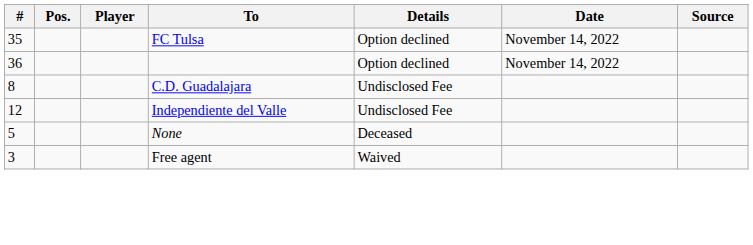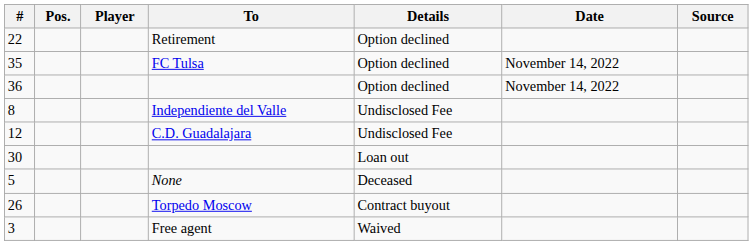+ row: (15, 40)
(202, 87) C.D. Guadalajara -> (219, 110) Independiente del Valle
(219, 110) Independiente del Valle -> (202, 134) C.D. Guadalajara
+ row: (15, 157)
+ row: (15, 204)
